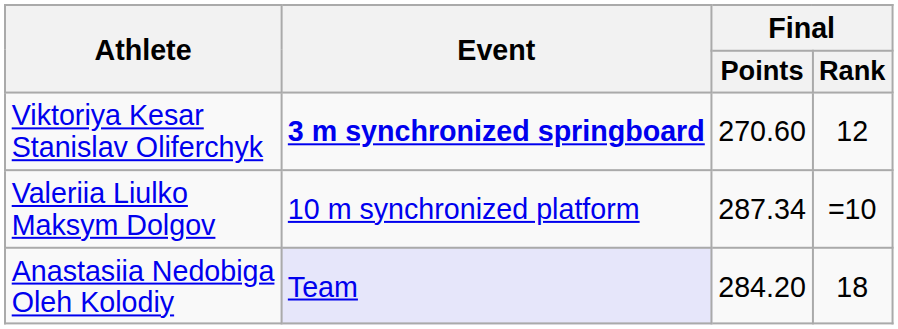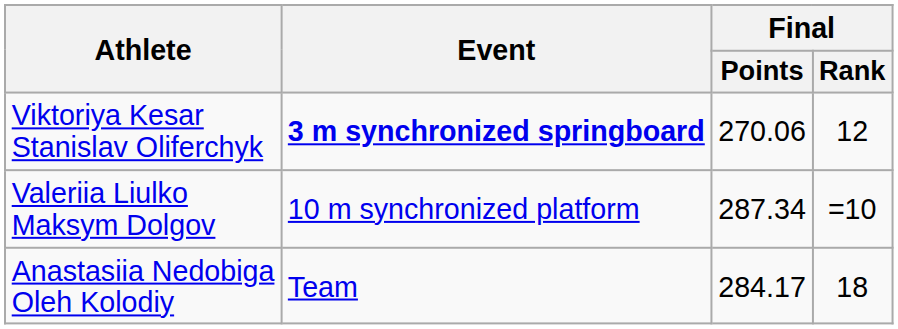(762, 132) 270.60 -> (762, 132) 270.06
(323, 286) lavender background -> (323, 286) no background
(762, 286) 284.20 -> (762, 286) 284.17
